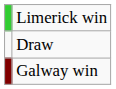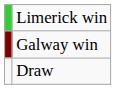rows swapped: (57, 71) <-> (35, 44)
